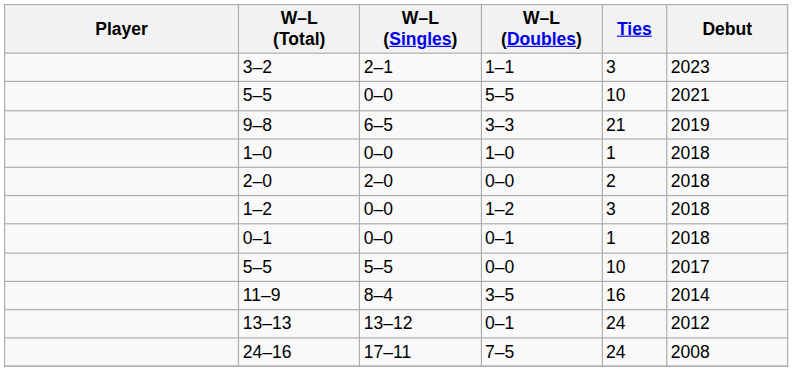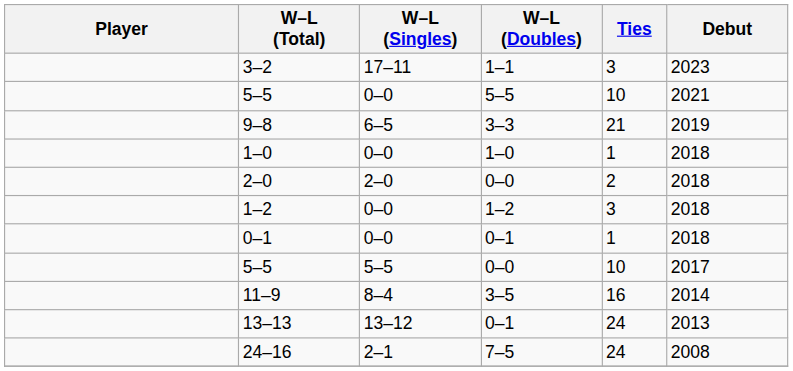(378, 67) 2–1 -> (388, 67) 17–11
(690, 323) 2012 -> (690, 323) 2013
(388, 351) 17–11 -> (378, 351) 2–1
